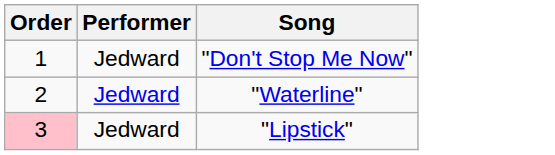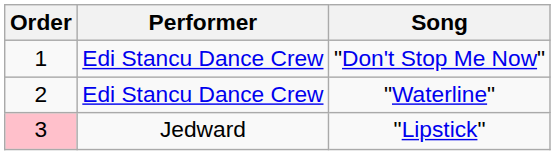(137, 58) Jedward -> (203, 58) Edi Stancu Dance Crew
(137, 94) Jedward -> (203, 94) Edi Stancu Dance Crew
